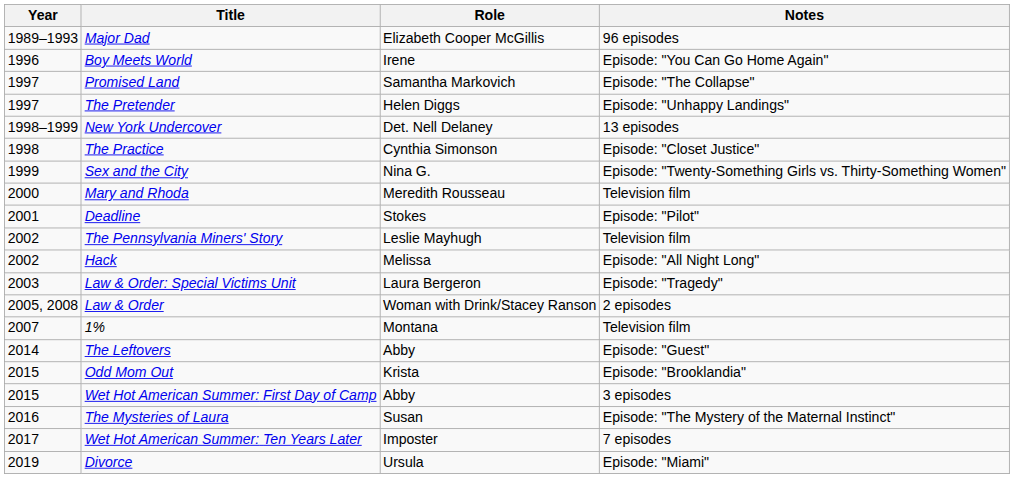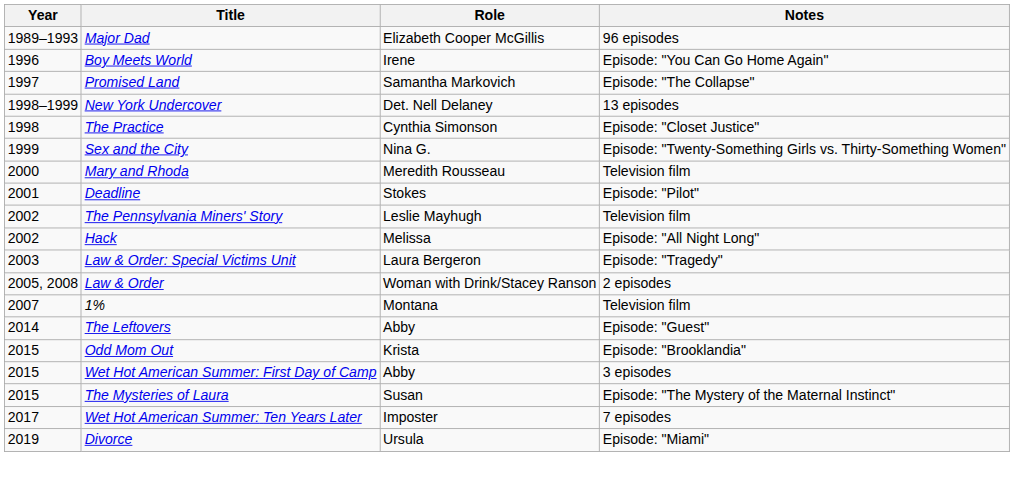- row: (130, 104)
(23, 417) 2016 -> (23, 395) 2015
